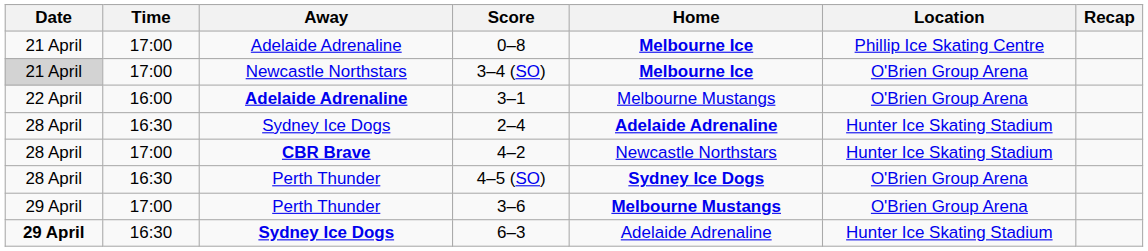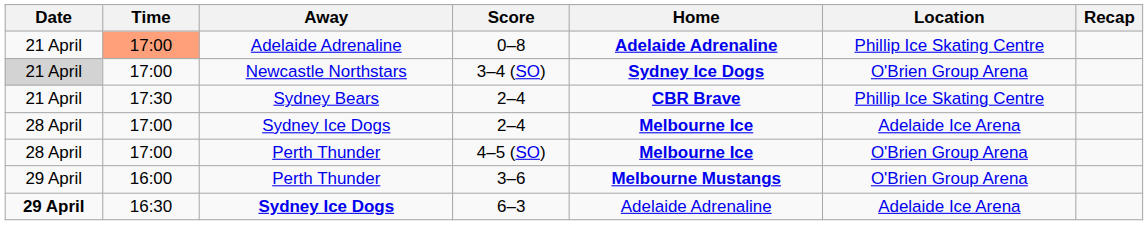(151, 44) no background -> (151, 44) lightsalmon background
(696, 44) Melbourne Ice -> (696, 44) Adelaide Adrenaline
(696, 71) Melbourne Ice -> (696, 71) Sydney Ice Dogs
+ row: (326, 98)
- row: (326, 98)
(151, 125) 16:30 -> (151, 125) 17:00
(696, 125) Adelaide Adrenaline -> (696, 125) Melbourne Ice
(949, 125) Hunter Ice Skating Stadium -> (949, 125) Adelaide Ice Arena
- row: (326, 152)
(151, 179) 16:30 -> (151, 152) 17:00
(696, 179) Sydney Ice Dogs -> (696, 152) Melbourne Ice
(151, 206) 17:00 -> (151, 179) 16:00
(949, 233) Hunter Ice Skating Stadium -> (949, 206) Adelaide Ice Arena
